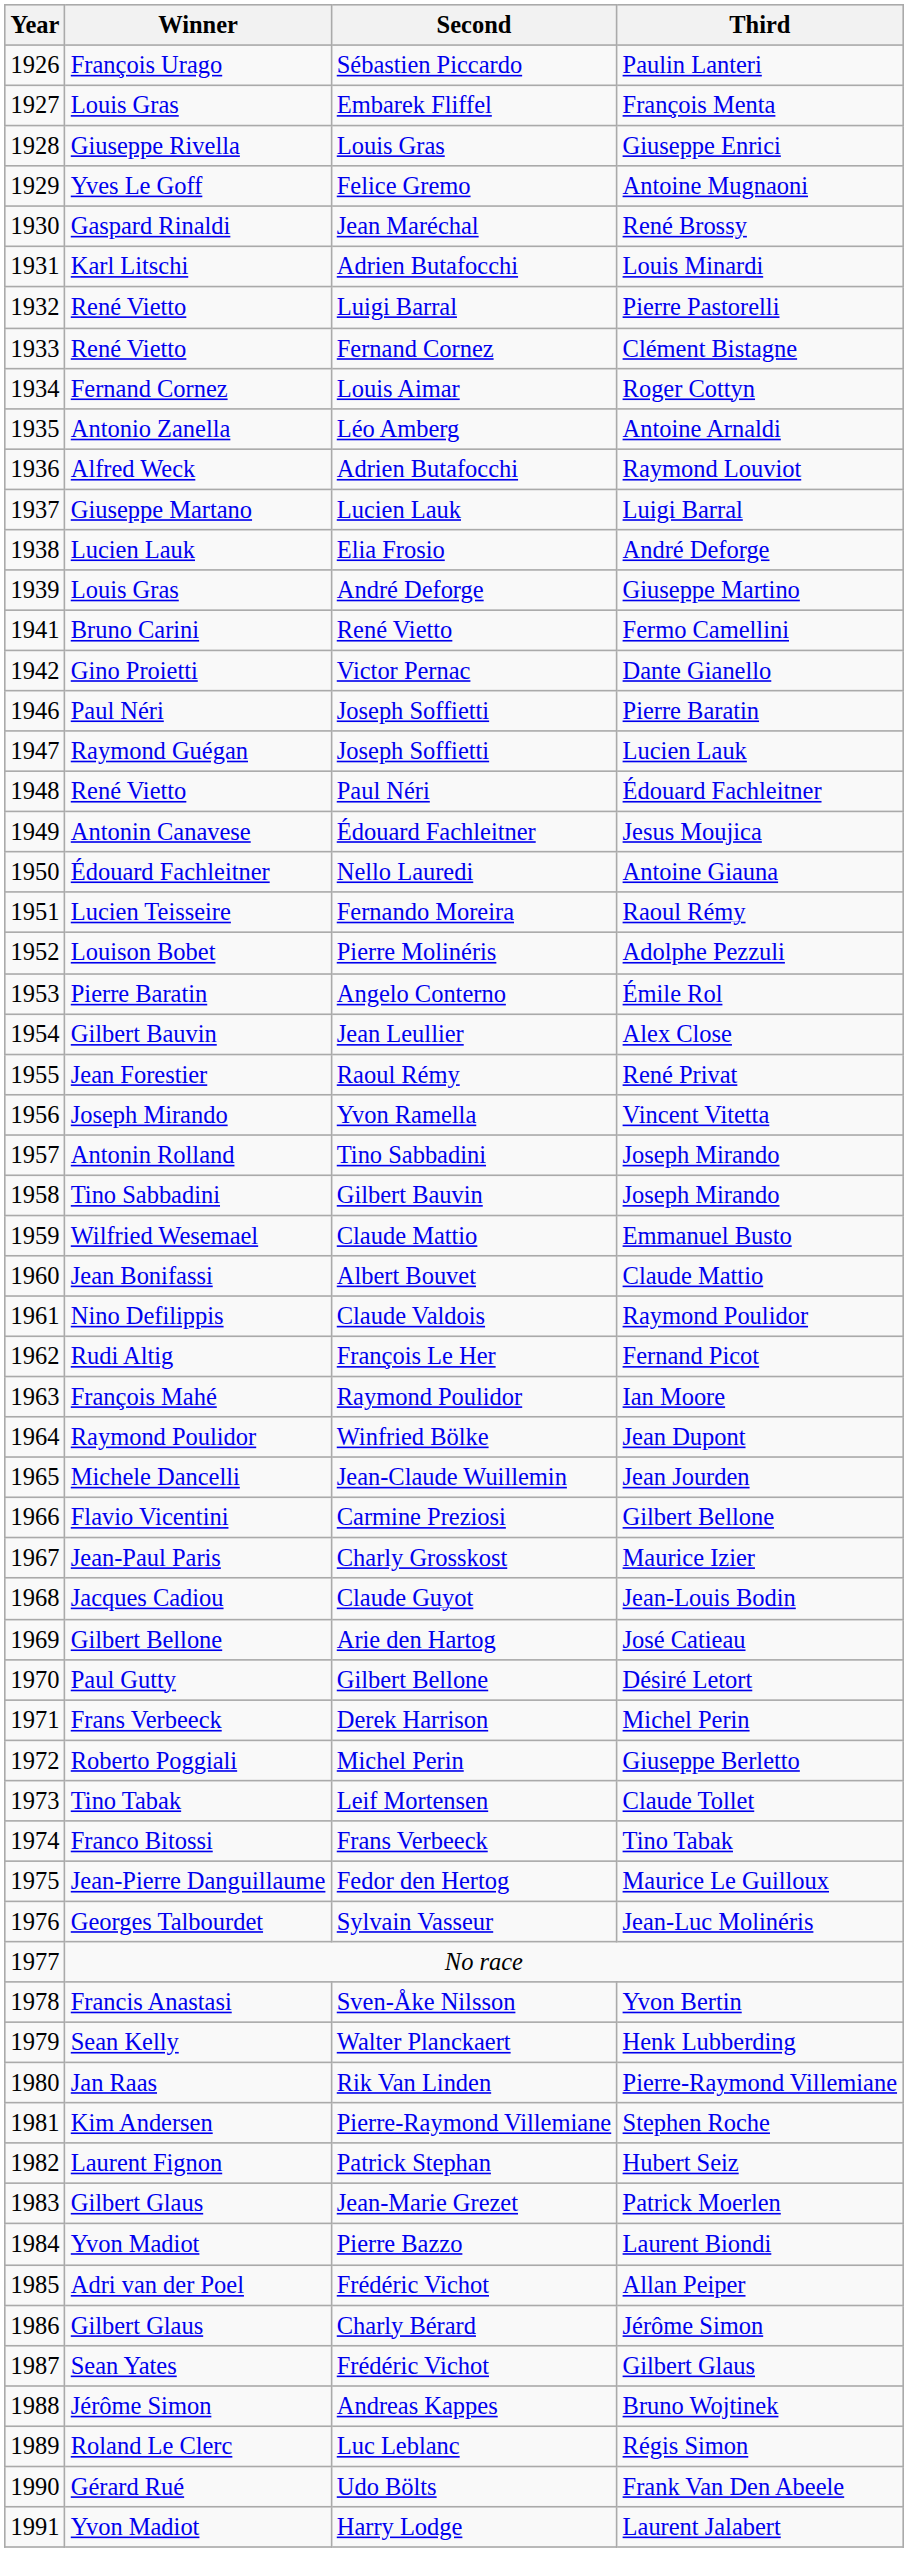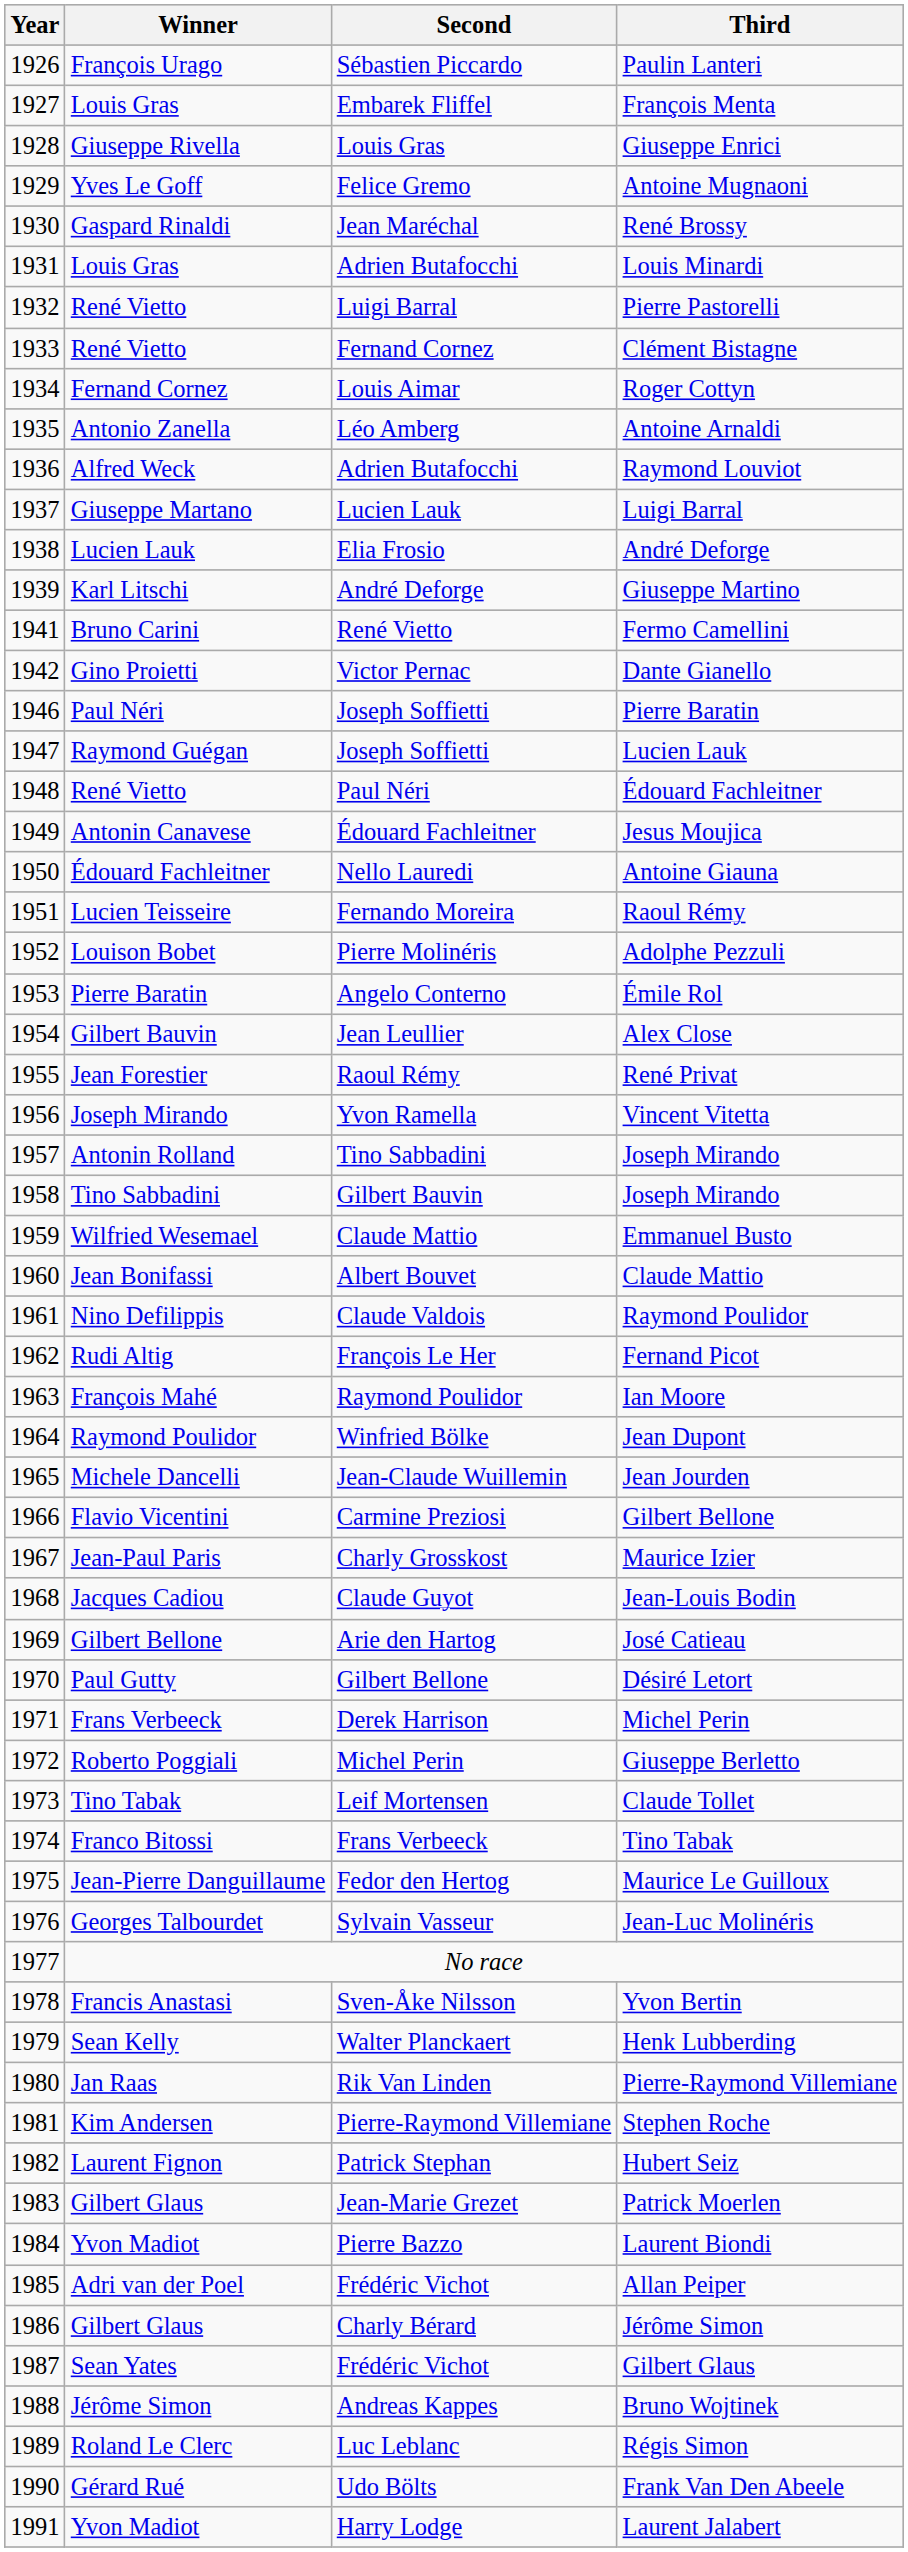(130, 266) Karl Litschi -> (125, 266) Louis Gras
(125, 589) Louis Gras -> (130, 589) Karl Litschi
